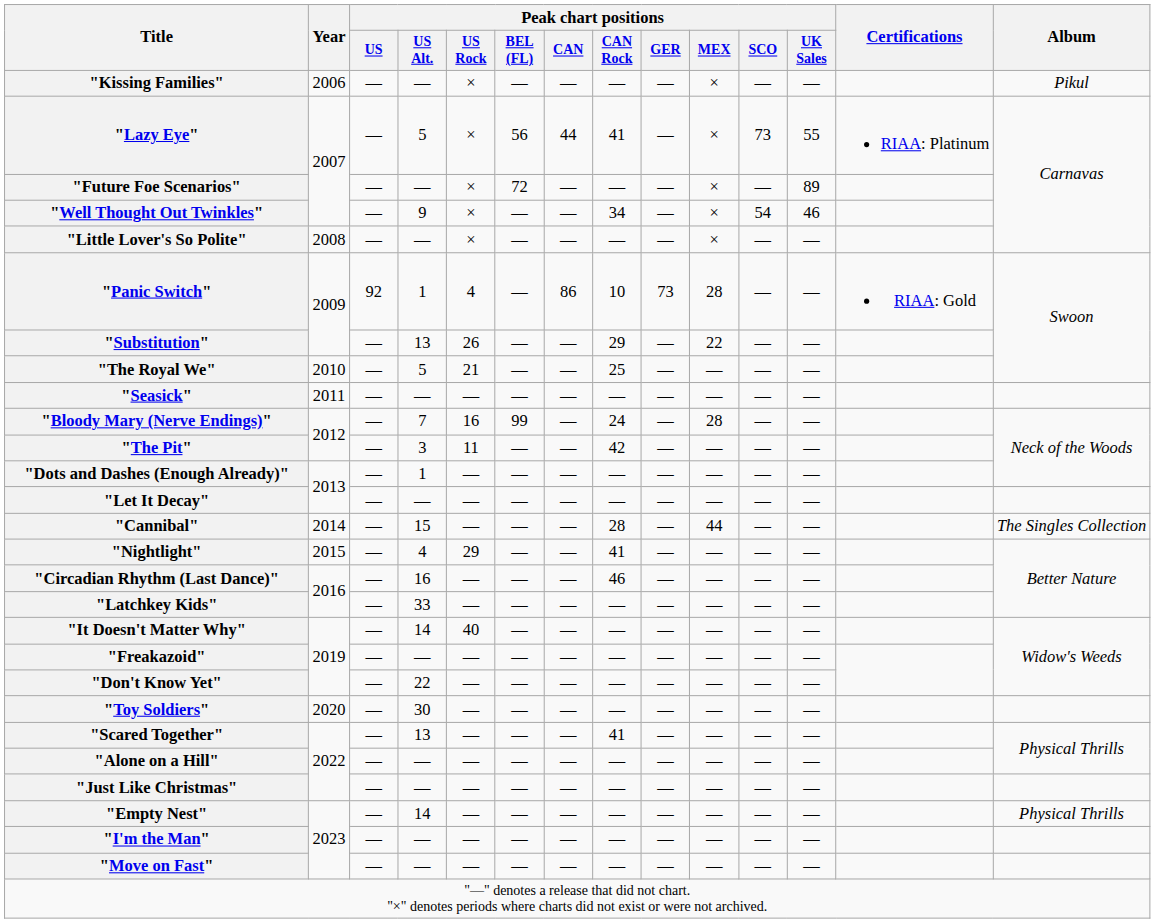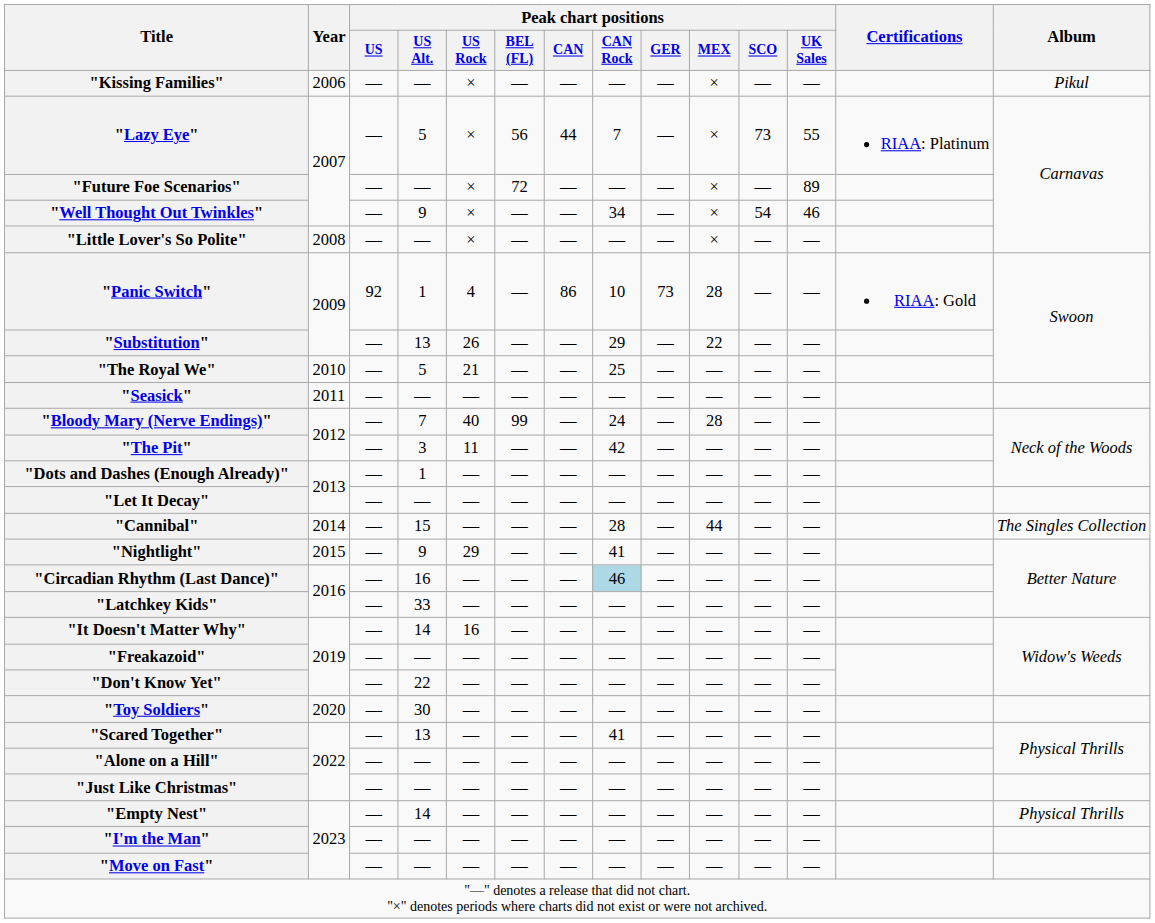(617, 135) 41 -> (617, 135) 7
(471, 421) 16 -> (471, 421) 40
(422, 552) 4 -> (422, 552) 9
(617, 578) no background -> (617, 578) lightblue background
(471, 630) 40 -> (471, 630) 16
